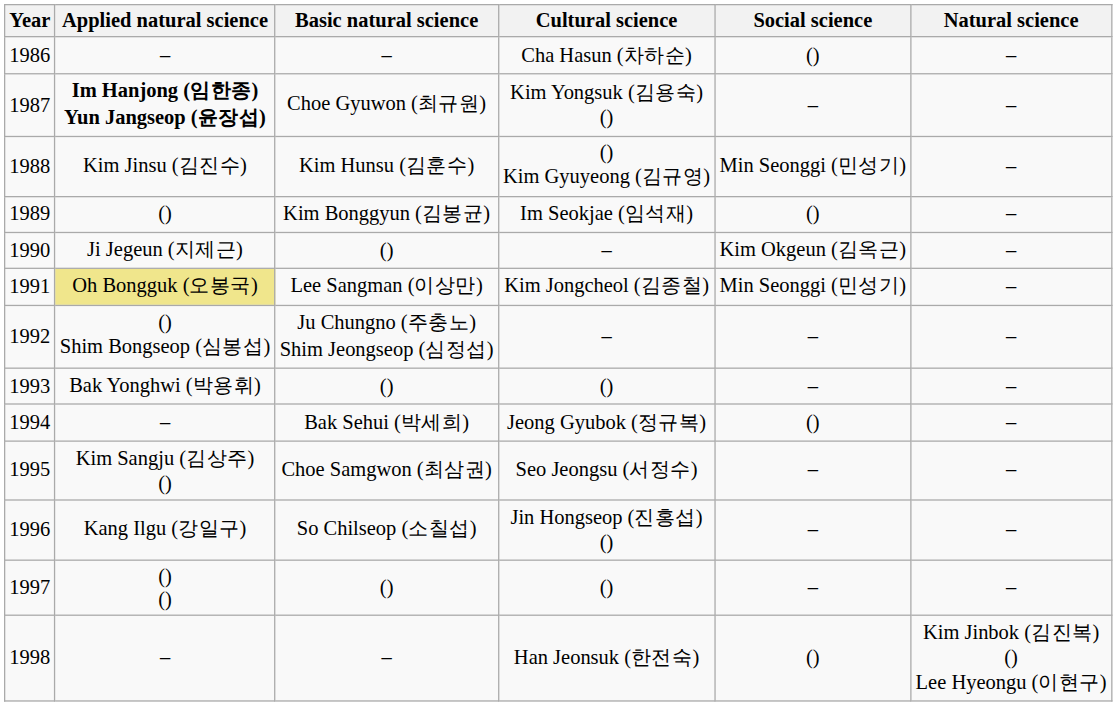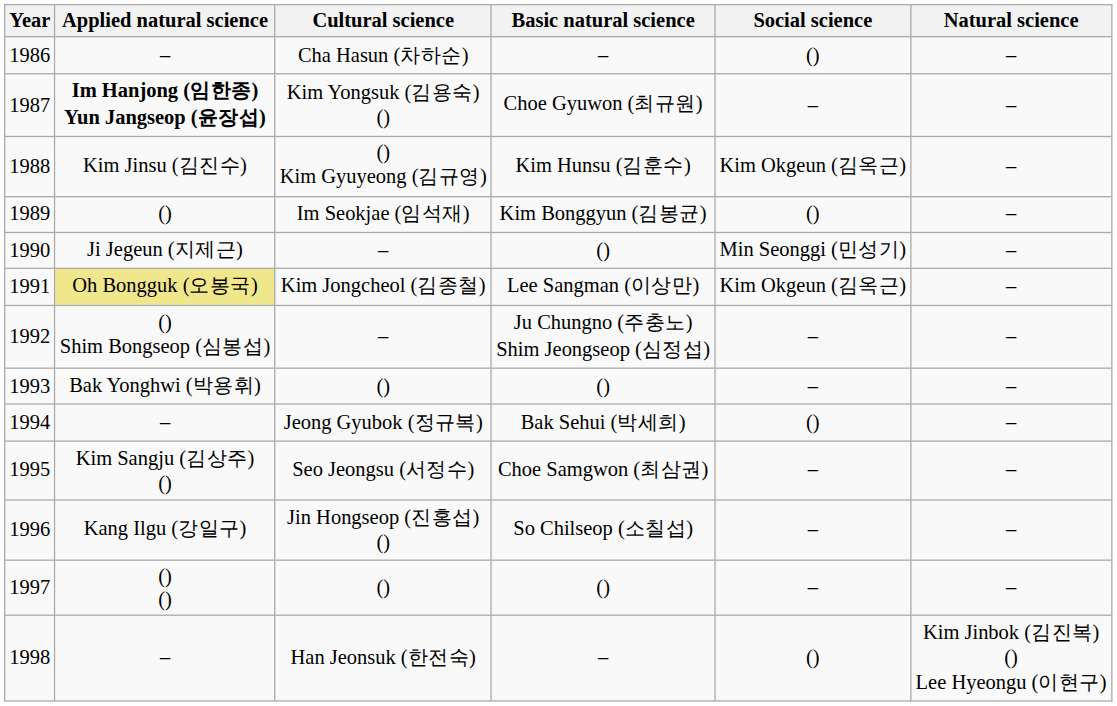columns swapped: (607, 20) <-> (387, 20)
(813, 165) Min Seonggi (민성기) -> (813, 165) Kim Okgeun (김옥근)
(813, 249) Kim Okgeun (김옥근) -> (813, 249) Min Seonggi (민성기)
(813, 286) Min Seonggi (민성기) -> (813, 286) Kim Okgeun (김옥근)
